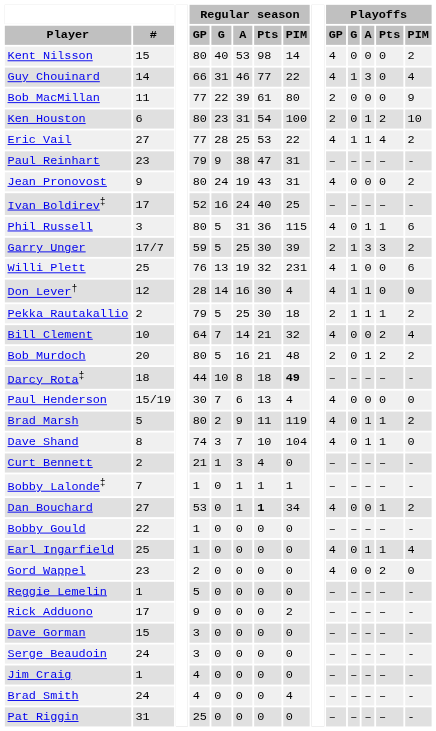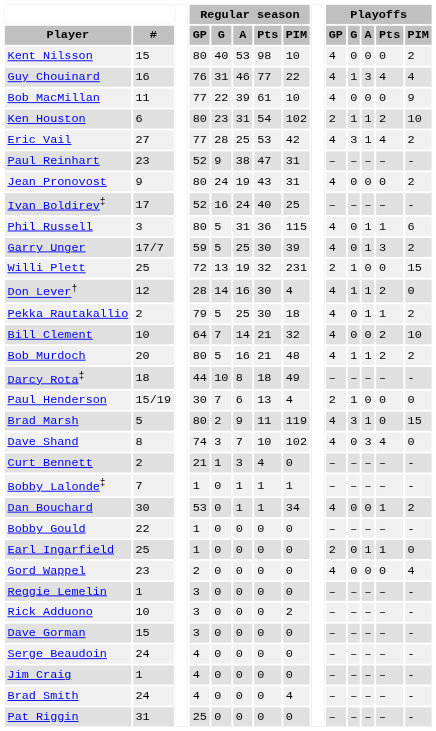(293, 56) 14 -> (293, 56) 10
(143, 77) 14 -> (143, 77) 16
(200, 77) 66 -> (200, 77) 76
(383, 77) 0 -> (383, 77) 4
(293, 98) 80 -> (293, 98) 10
(332, 98) 2 -> (332, 98) 4
(296, 119) 100 -> (296, 119) 102
(354, 119) 0 -> (354, 119) 1
(293, 140) 22 -> (293, 140) 42
(354, 140) 1 -> (354, 140) 3
(200, 161) 79 -> (200, 161) 52
(332, 248) 2 -> (332, 248) 4
(354, 248) 1 -> (354, 248) 0
(368, 248) 3 -> (368, 248) 1
(200, 269) 76 -> (200, 269) 72
(332, 269) 4 -> (332, 269) 2
(411, 269) 6 -> (415, 269) 15
(383, 291) 0 -> (383, 291) 2
(332, 313) 2 -> (332, 313) 4
(354, 313) 1 -> (354, 313) 0
(411, 334) 4 -> (415, 334) 10
(332, 355) 2 -> (332, 355) 4
(354, 355) 0 -> (354, 355) 1
(293, 378) bold -> (293, 378) normal
(332, 400) 4 -> (332, 400) 2
(354, 400) 0 -> (354, 400) 1
(354, 421) 0 -> (354, 421) 3
(383, 421) 1 -> (383, 421) 0
(411, 421) 2 -> (415, 421) 15
(296, 442) 104 -> (296, 442) 102
(368, 442) 1 -> (368, 442) 3
(383, 442) 1 -> (383, 442) 4
(143, 508) 27 -> (143, 508) 30
(261, 508) bold -> (261, 508) normal
(332, 550) 4 -> (332, 550) 2
(411, 550) 4 -> (411, 550) 0
(383, 571) 2 -> (383, 571) 0
(411, 571) 0 -> (411, 571) 4
(196, 592) 5 -> (196, 592) 3
(143, 613) 17 -> (143, 613) 10
(196, 613) 9 -> (196, 613) 3
(196, 654) 3 -> (196, 654) 4
